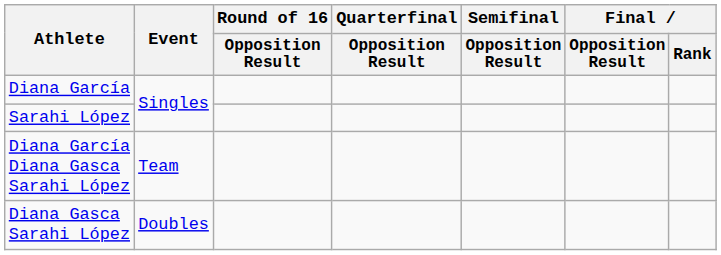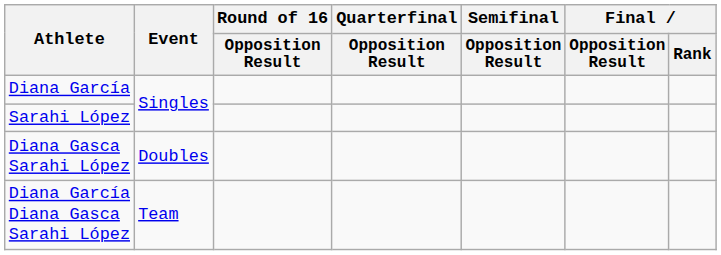rows swapped: (69, 225) <-> (69, 166)
